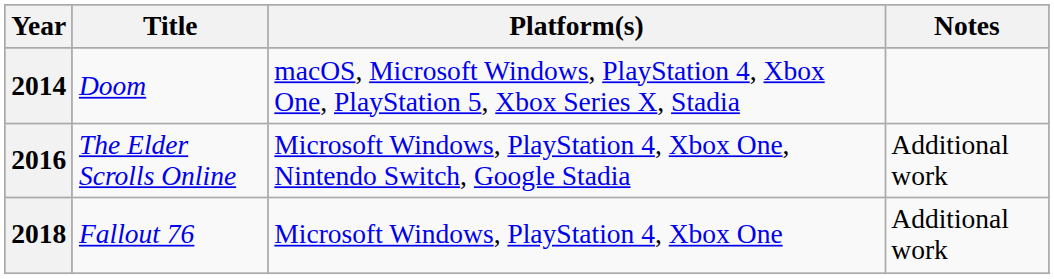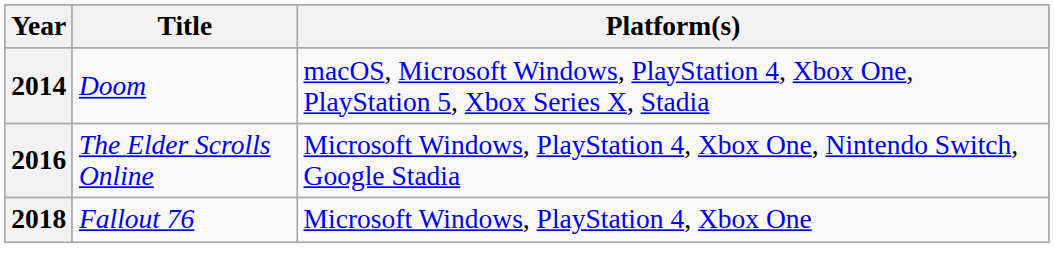- column: (967, 26)
